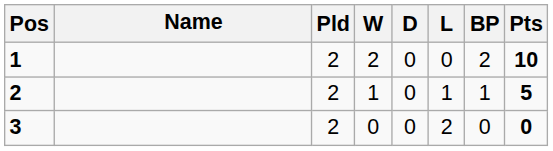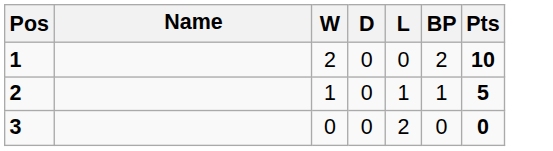- column: (333, 23)
